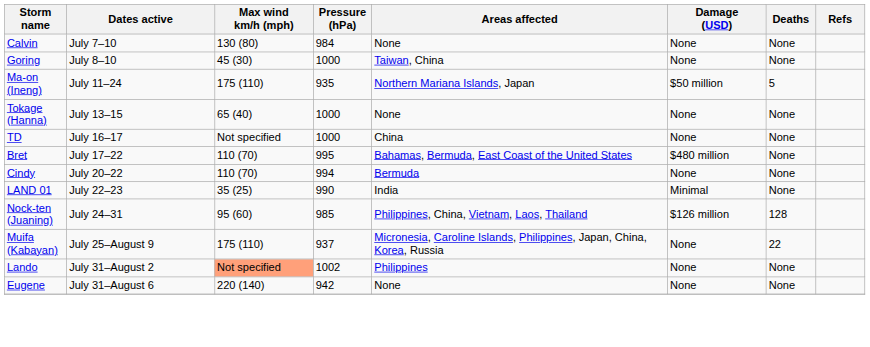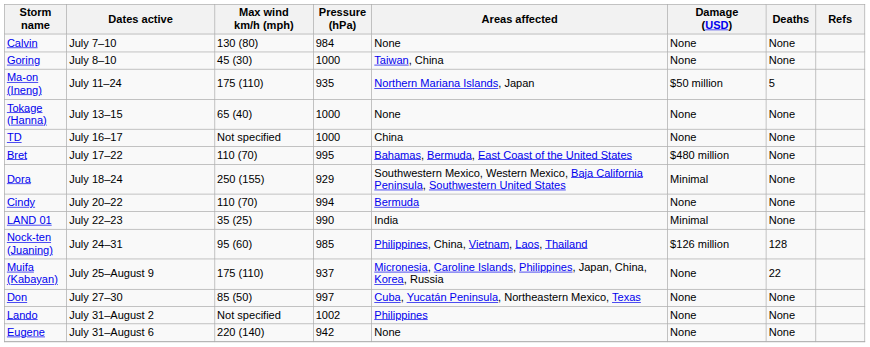+ row: (19, 179)
+ row: (17, 297)
(249, 267) lightsalmon background -> (249, 315) no background
